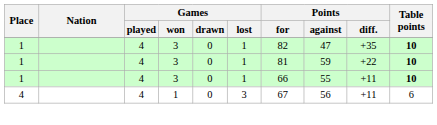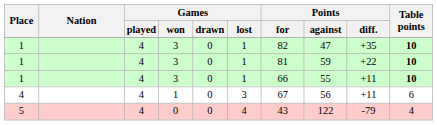+ row: (21, 111)
